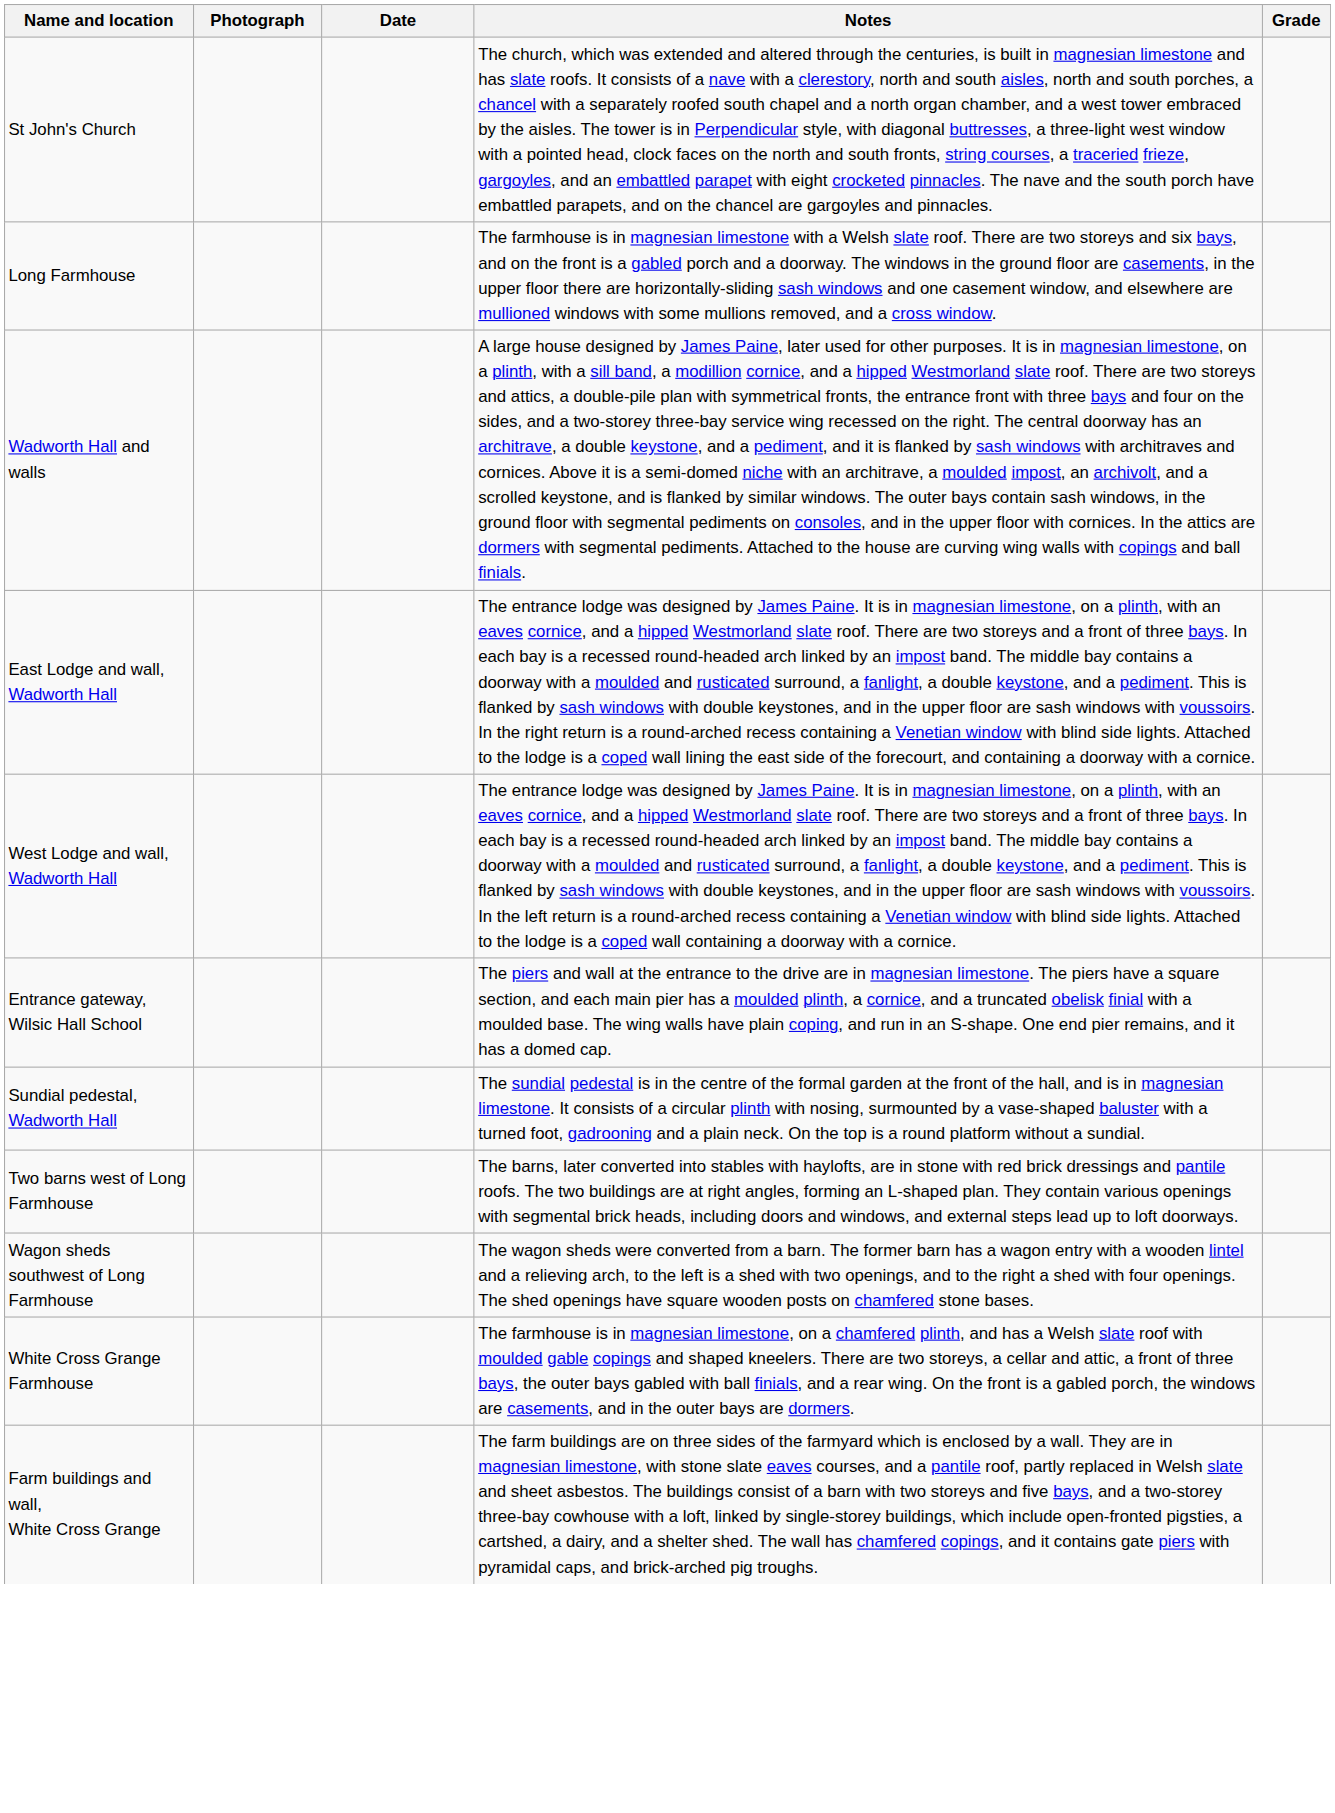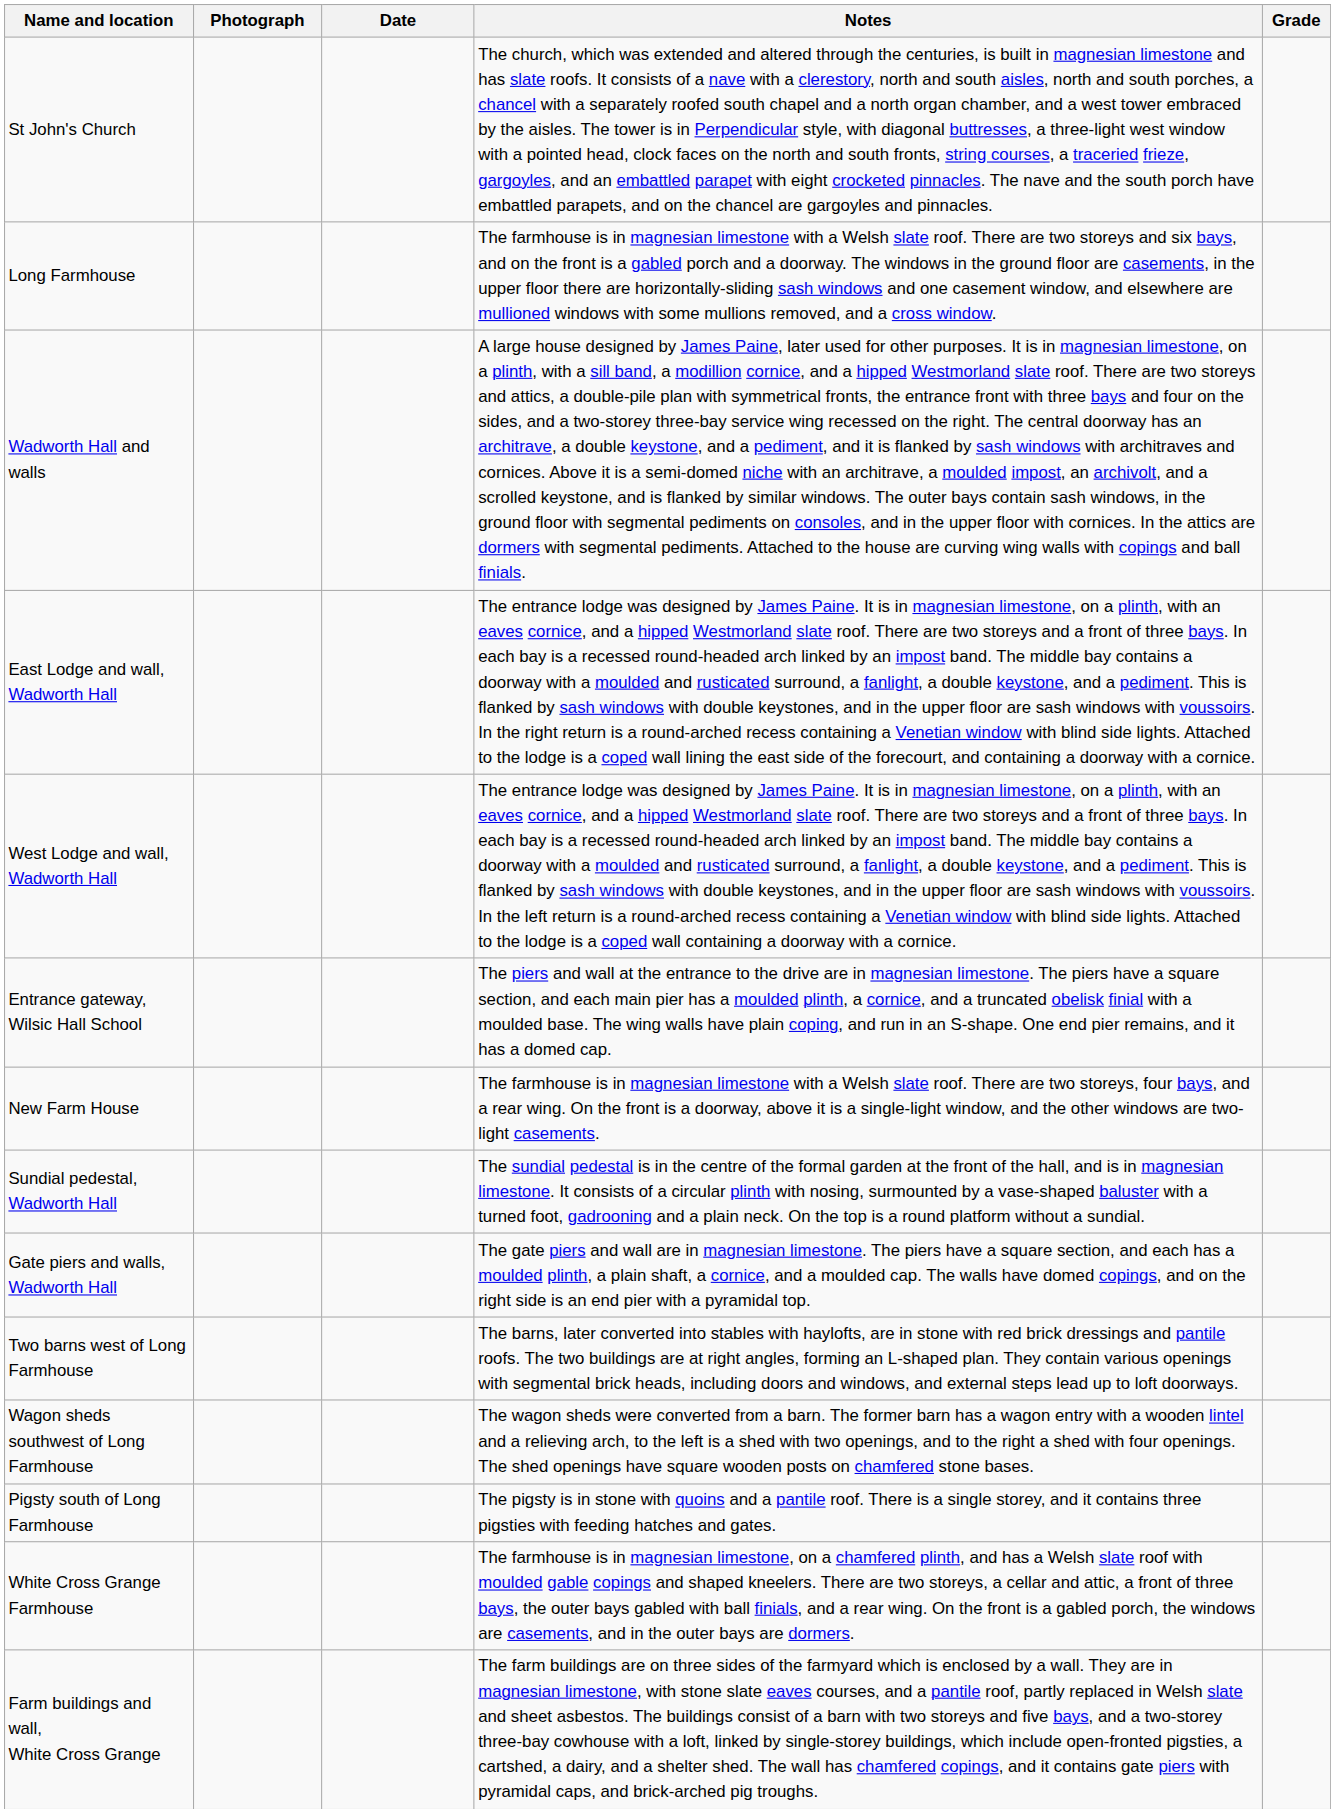+ row: (74, 1108)
+ row: (87, 1275)
+ row: (85, 1512)
